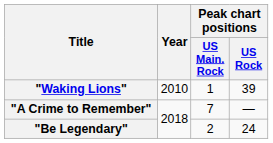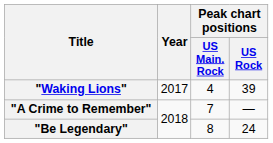(174, 89) 2010 -> (174, 89) 2017
(210, 89) 1 -> (210, 89) 4
(210, 128) 2 -> (210, 128) 8
